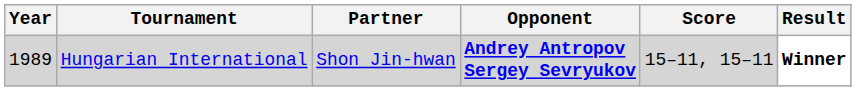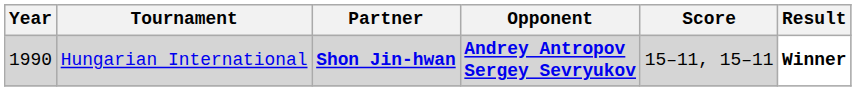(31, 60) 1989 -> (31, 60) 1990
(386, 60) normal -> (386, 60) bold
